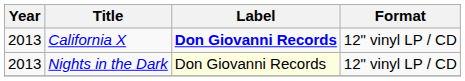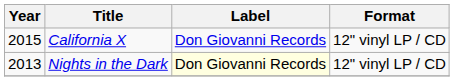(25, 40) 2013 -> (25, 40) 2015
(256, 40) bold -> (250, 40) normal
